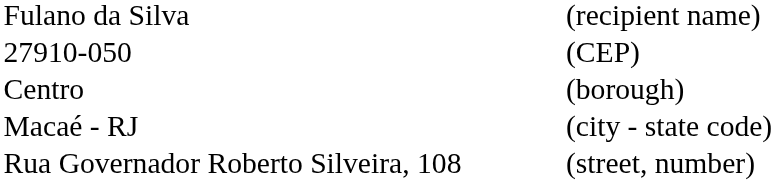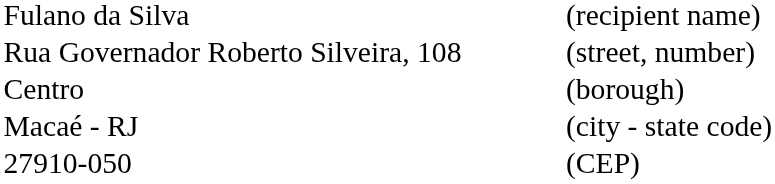rows swapped: (232, 162) <-> (68, 51)
